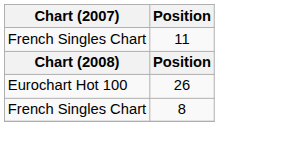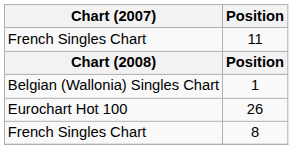+ row: (255, 86)
